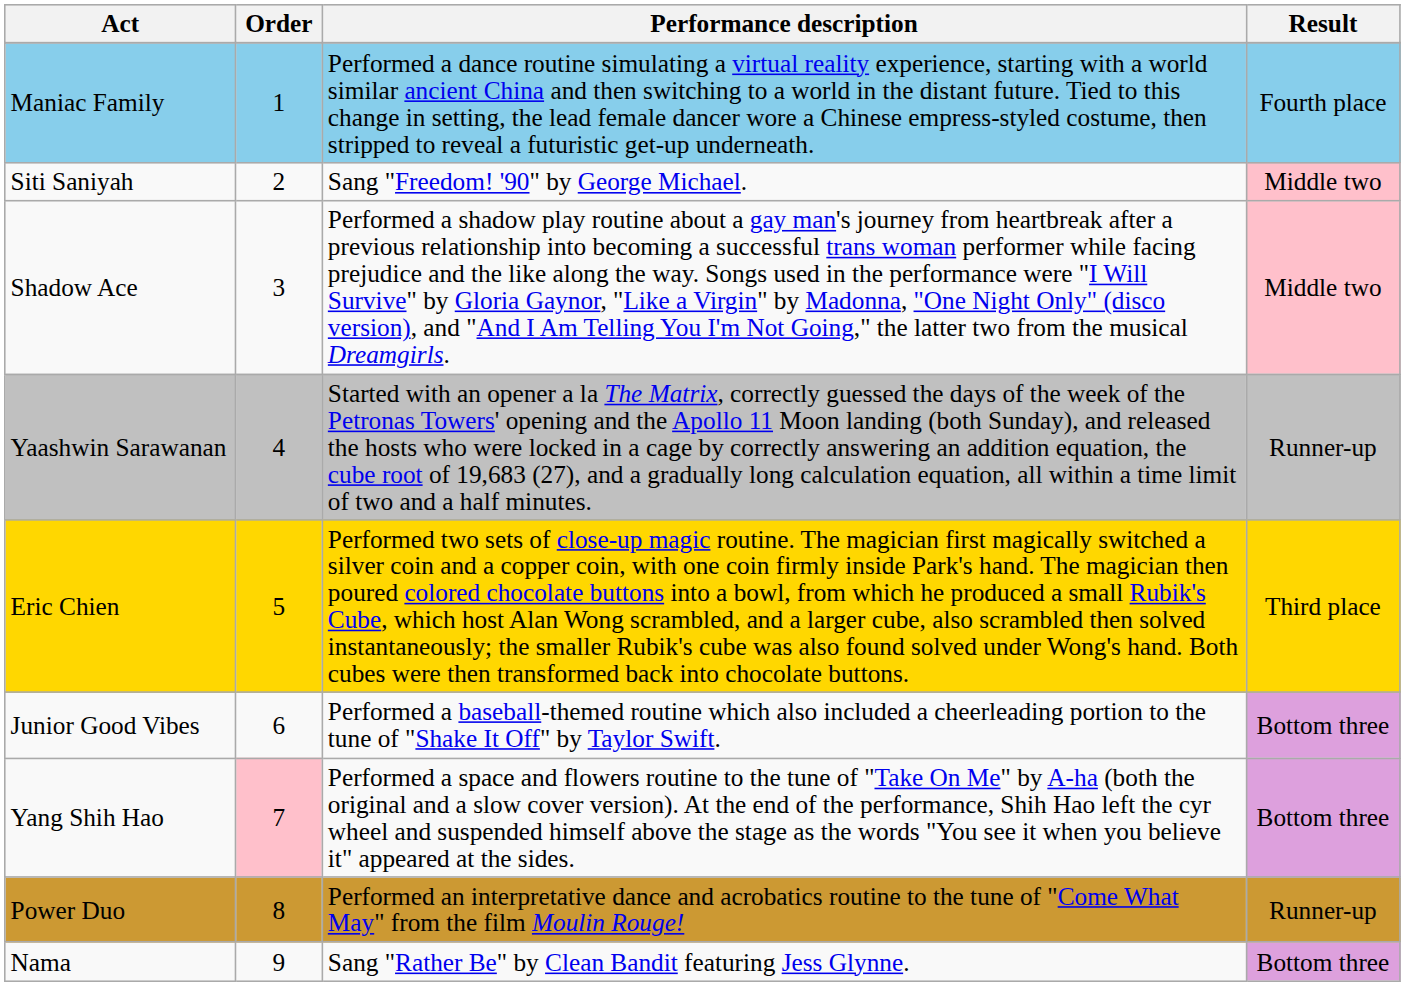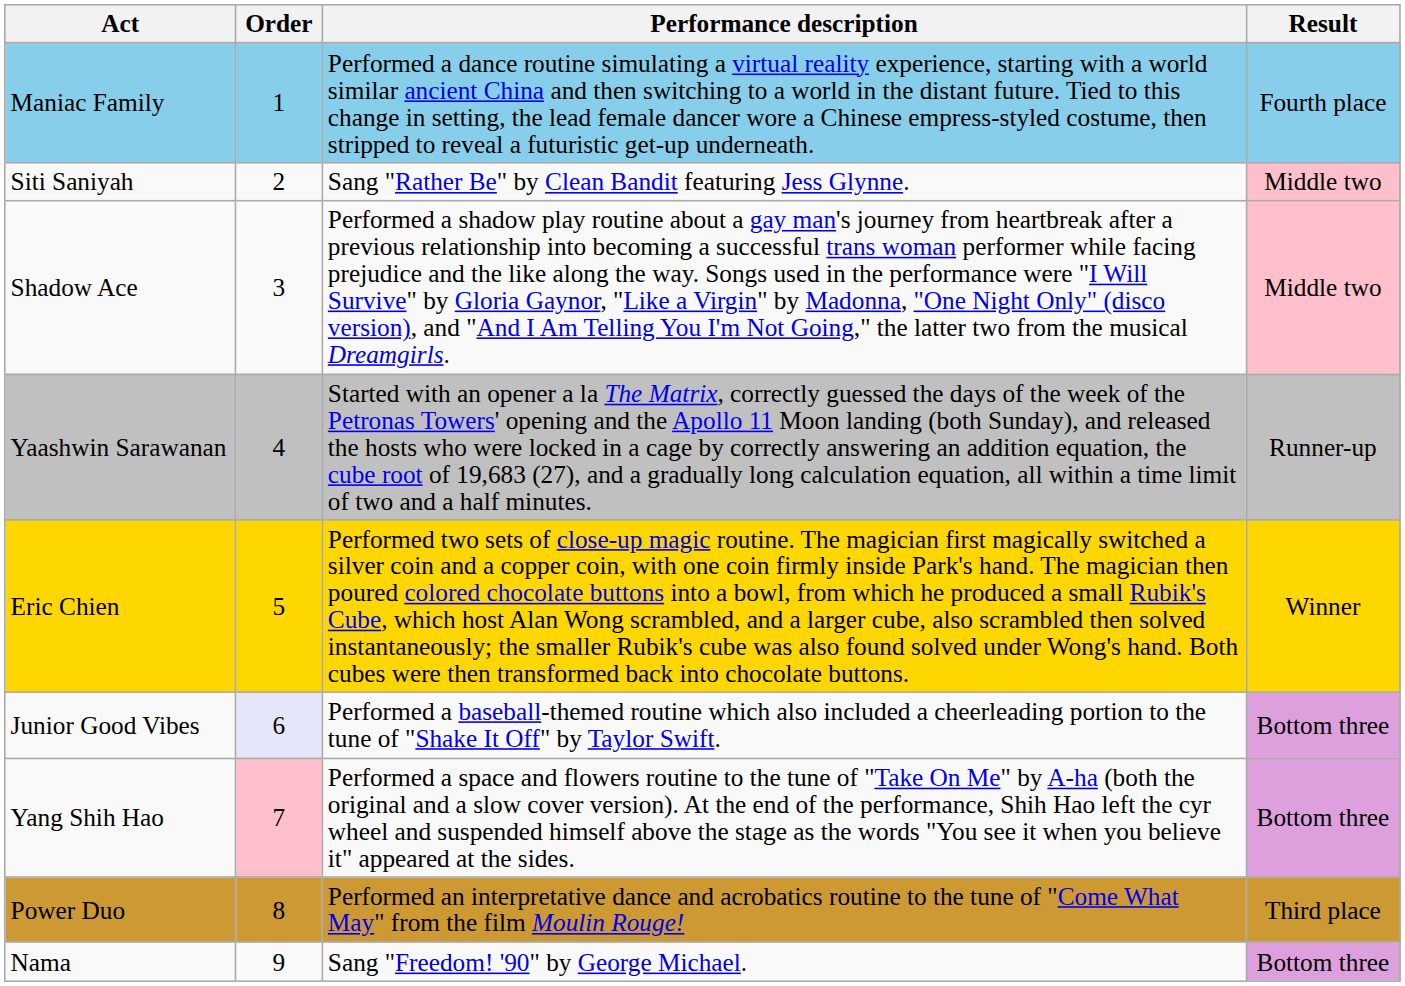(537, 182) Sang "Freedom! '90" by George Michael. -> (619, 182) Sang "Rather Be" by Clean Bandit featuring Jess Glynne.
(1323, 606) Third place -> (1323, 606) Winner
(279, 725) no background -> (279, 725) lavender background
(1323, 910) Runner-up -> (1323, 910) Third place
(619, 962) Sang "Rather Be" by Clean Bandit featuring Jess Glynne. -> (537, 962) Sang "Freedom! '90" by George Michael.
